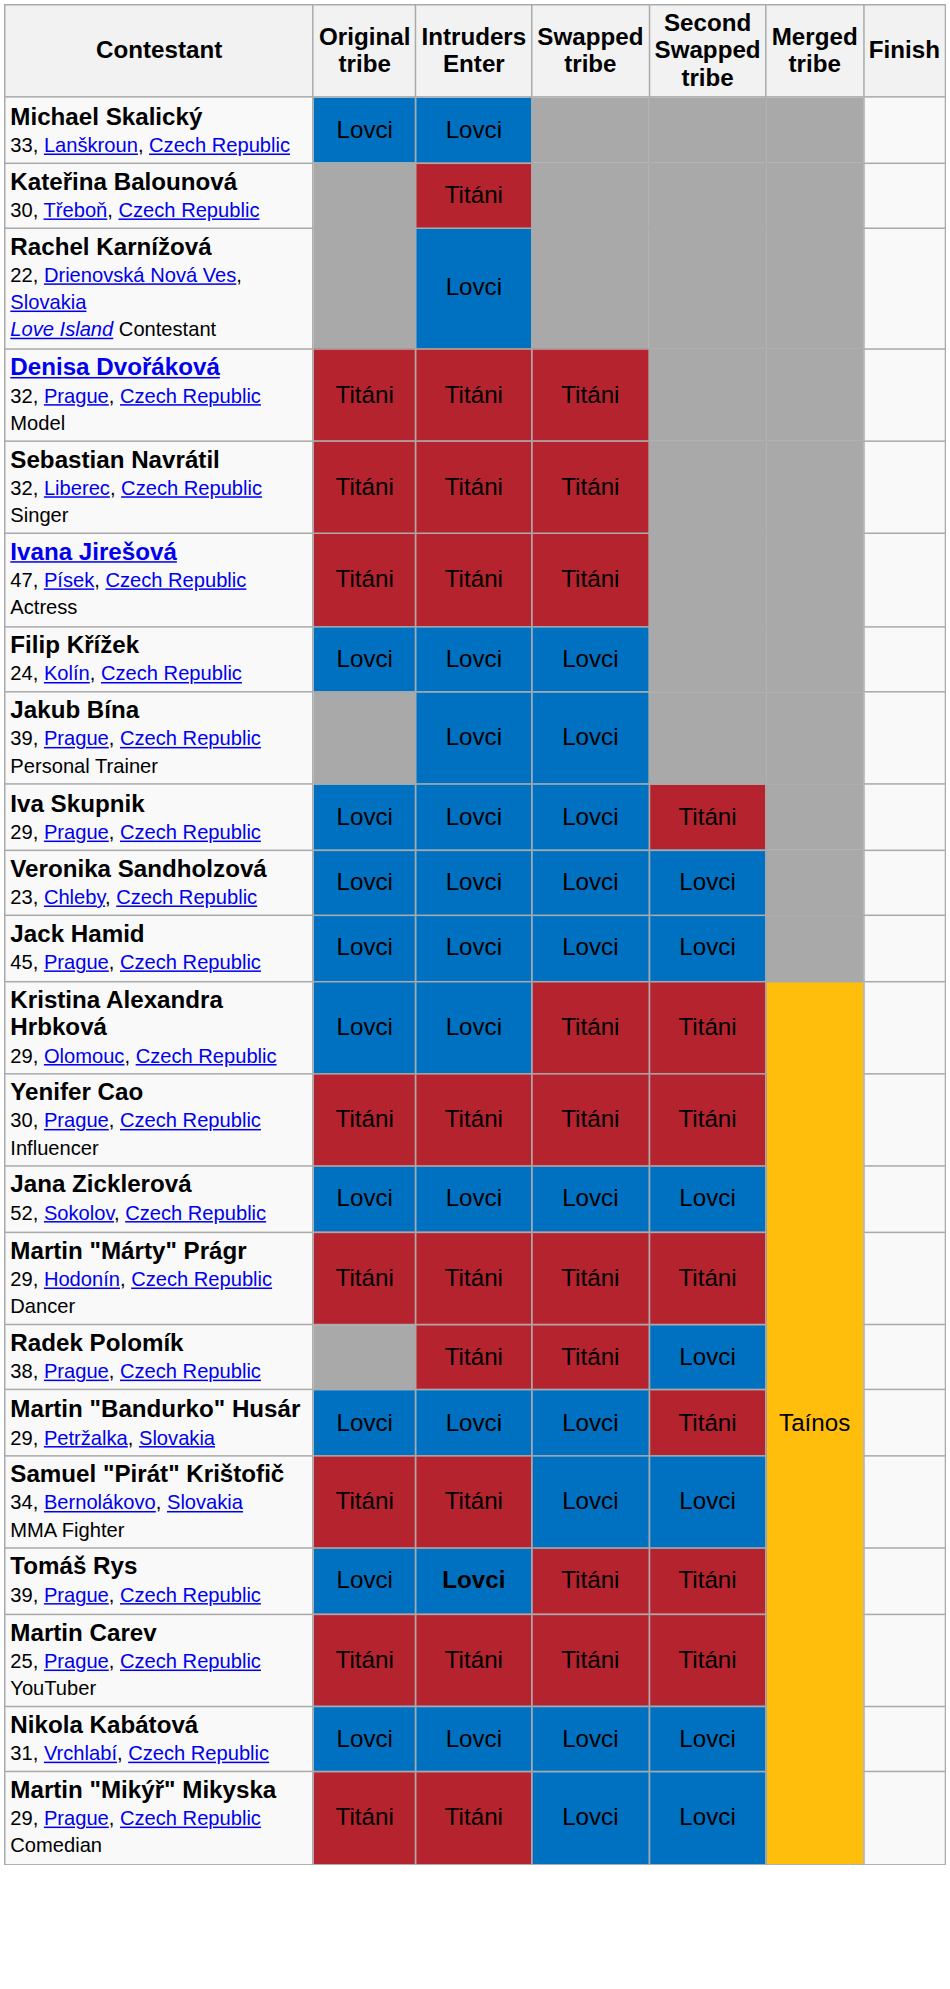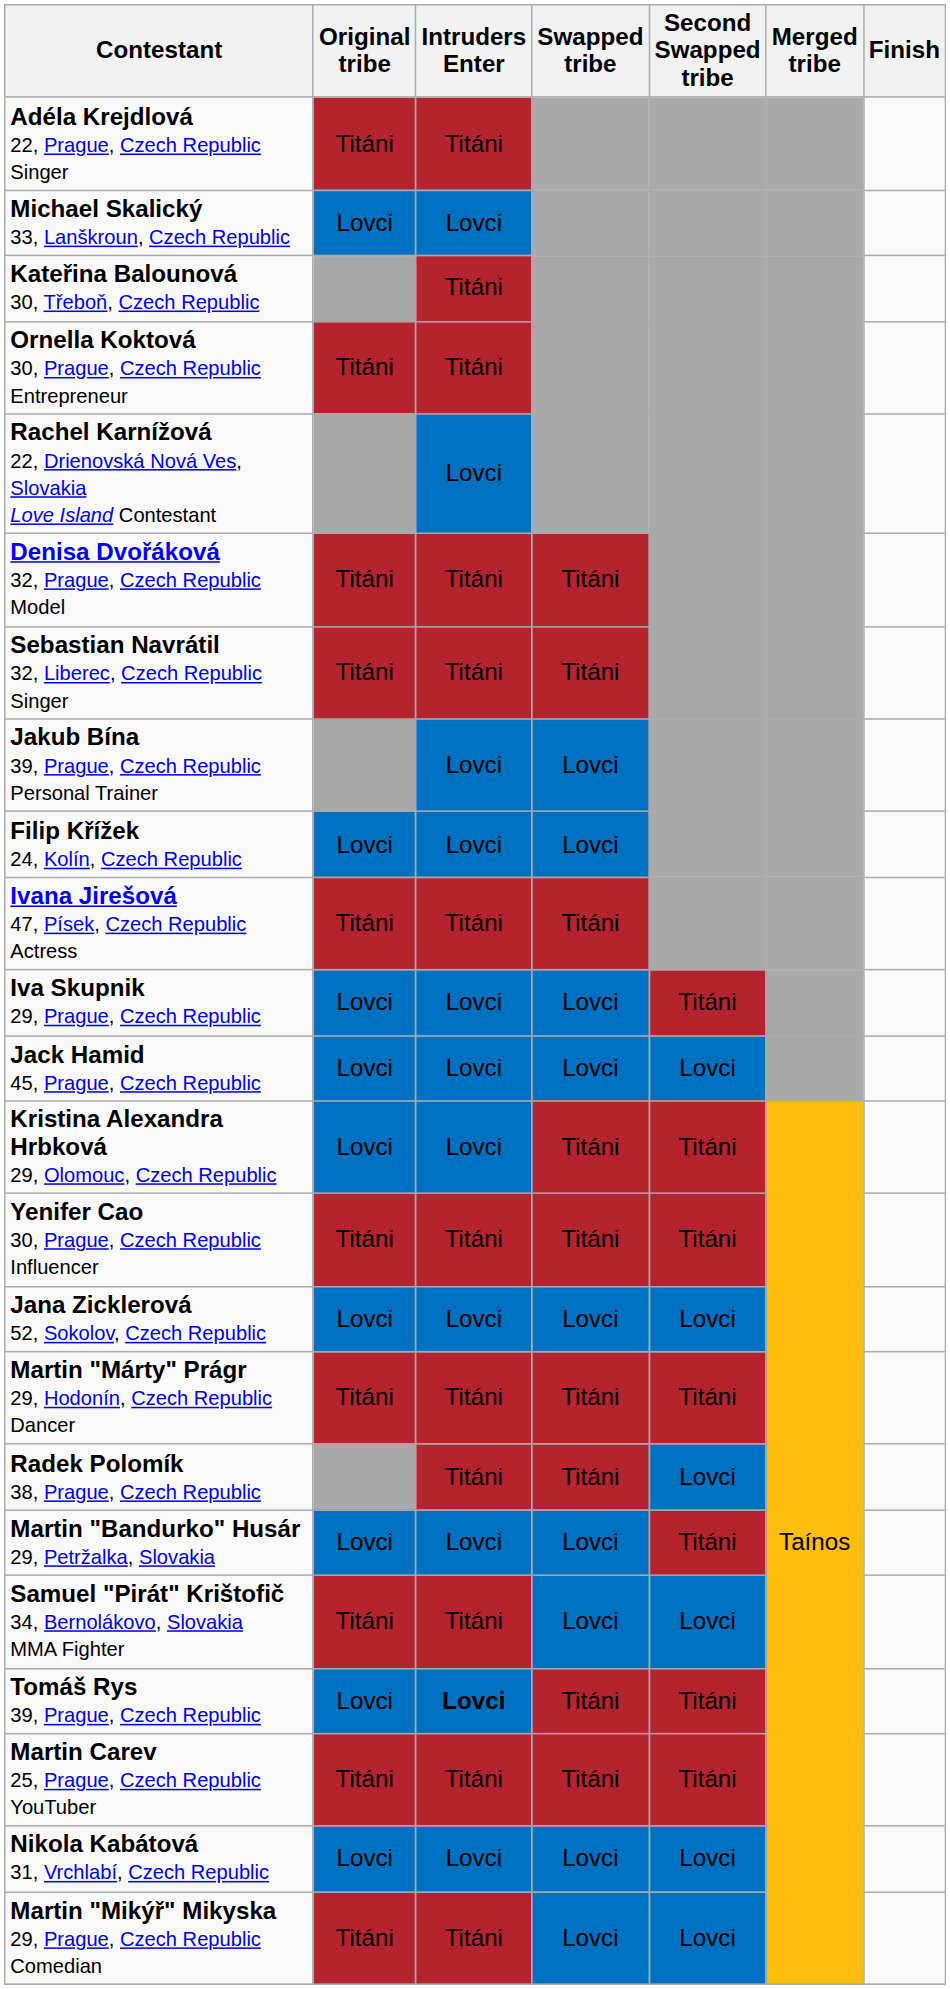+ row: (136, 143)
+ row: (136, 367)
rows swapped: (136, 737) <-> (128, 579)
- row: (139, 882)
